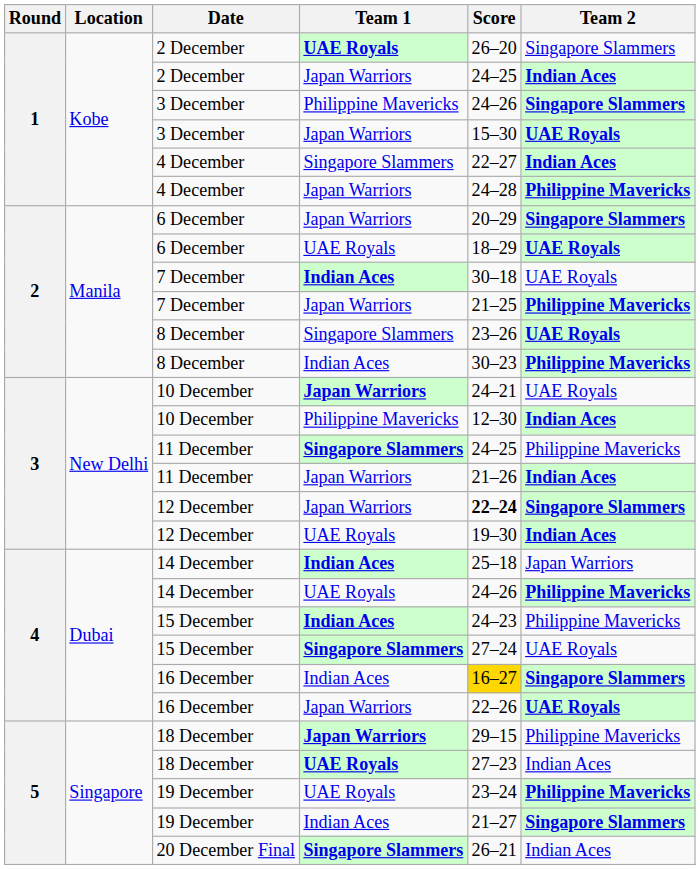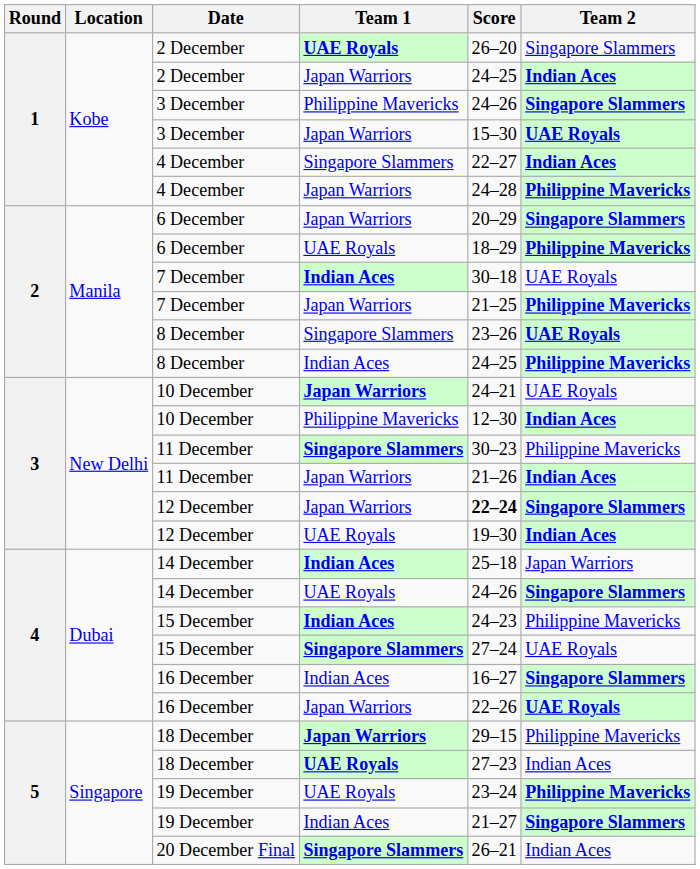(573, 248) UAE Royals -> (608, 248) Philippine Mavericks
(494, 362) 30–23 -> (494, 362) 24–25
(494, 448) 24–25 -> (494, 448) 30–23
(608, 592) Philippine Mavericks -> (605, 592) Singapore Slammers
(494, 678) gold background -> (494, 678) no background
